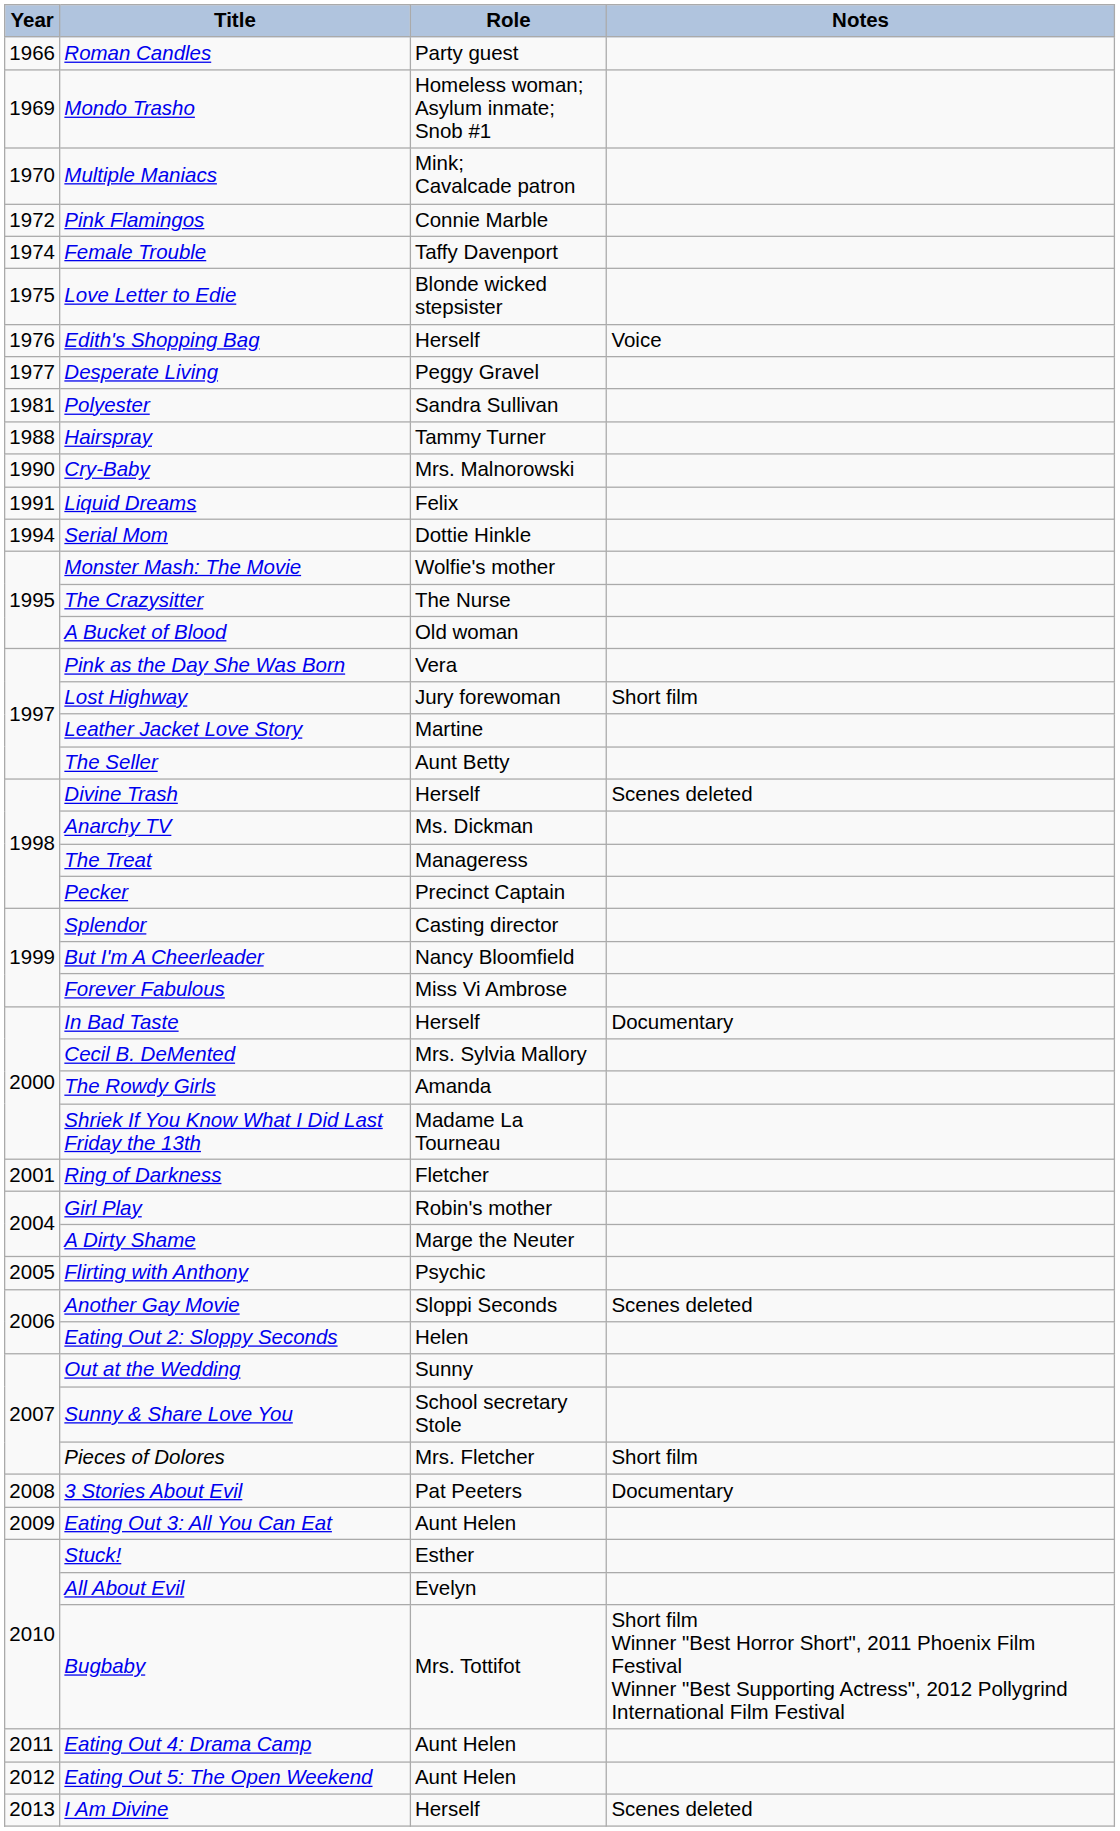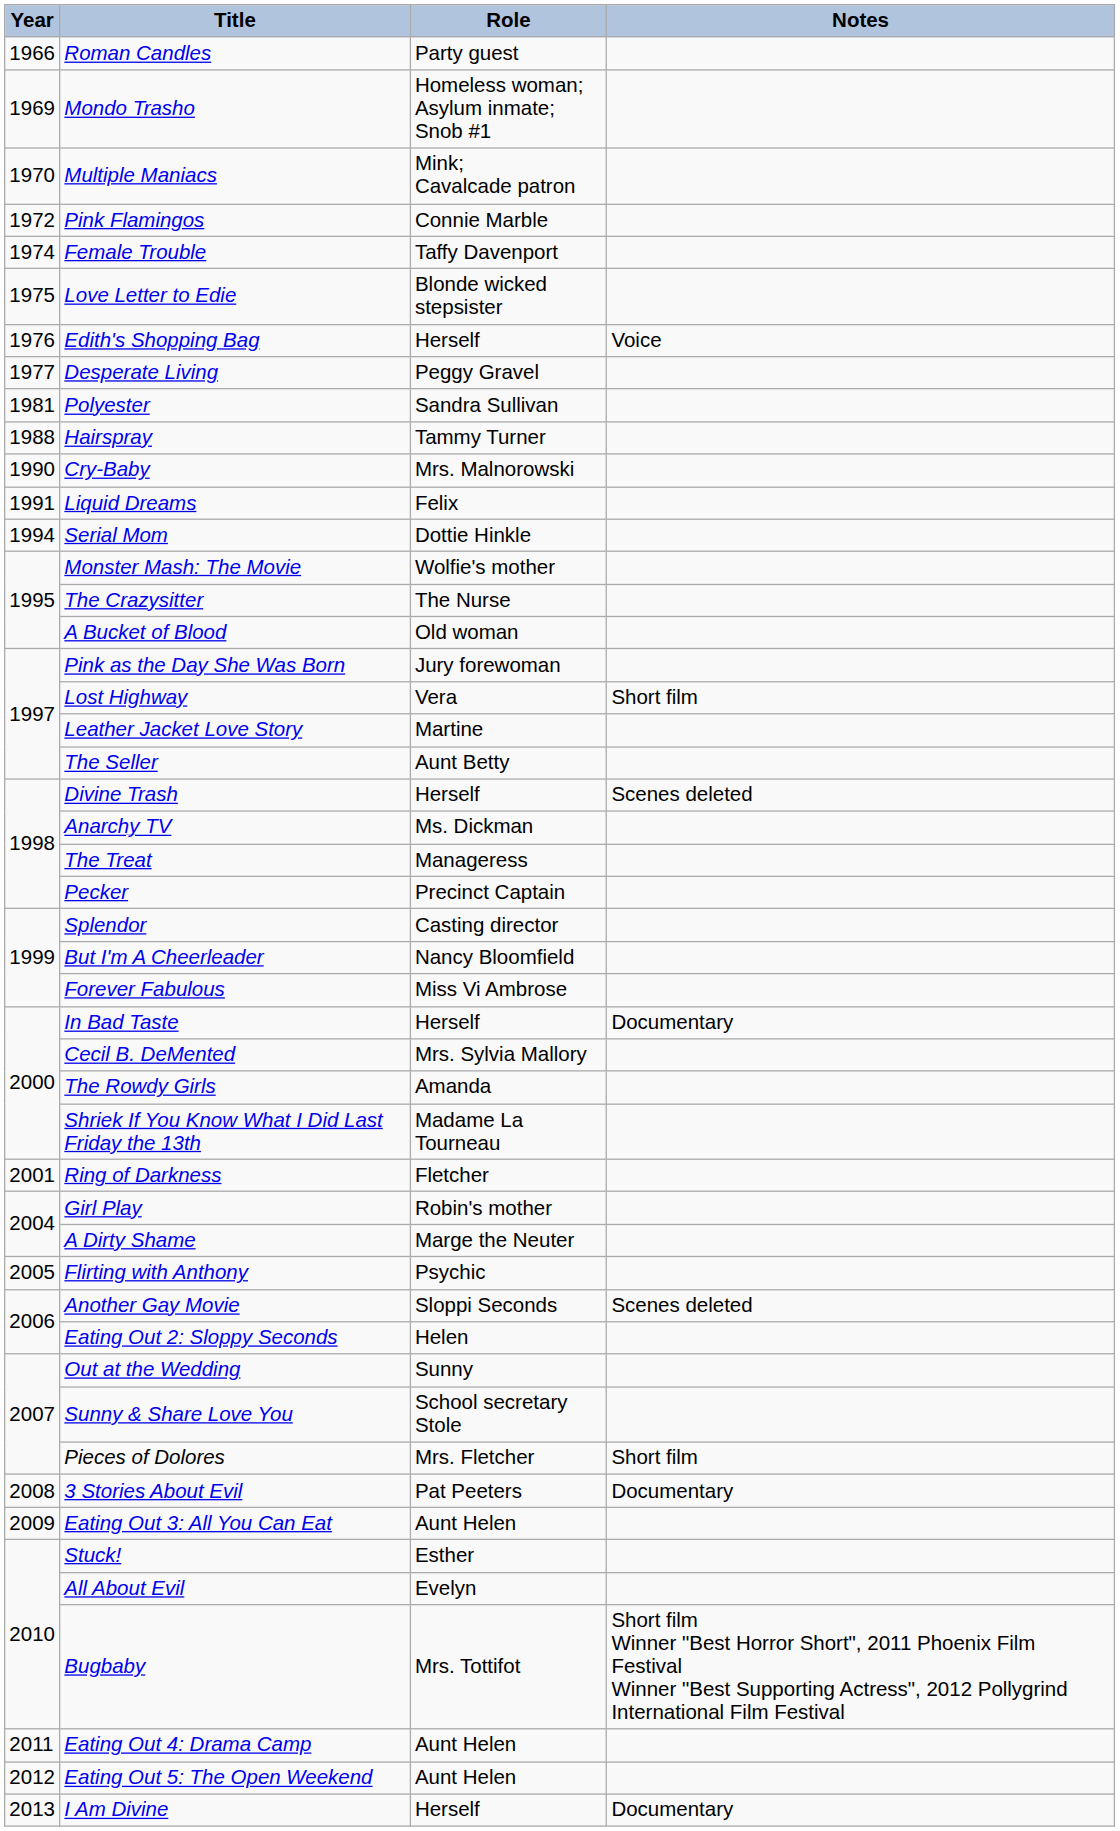(436, 665) Vera -> (488, 665) Jury forewoman
(488, 697) Jury forewoman -> (436, 697) Vera
(682, 1810) Scenes deleted -> (672, 1810) Documentary
